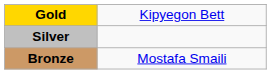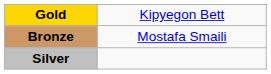rows swapped: (51, 36) <-> (51, 58)
